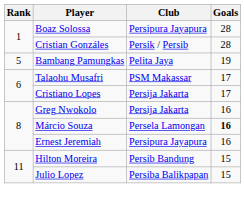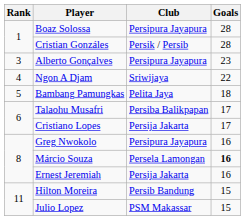+ row: (74, 61)
+ row: (64, 77)
(226, 61) 19 -> (226, 93) 18
(160, 77) PSM Makassar -> (169, 110) Persiba Balikpapan
(159, 110) Persija Jakarta -> (168, 142) Persipura Jayapura
(168, 142) Persipura Jayapura -> (159, 175) Persija Jakarta
(169, 175) Persiba Balikpapan -> (160, 207) PSM Makassar
